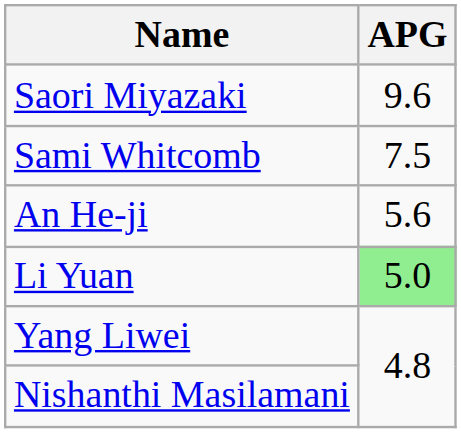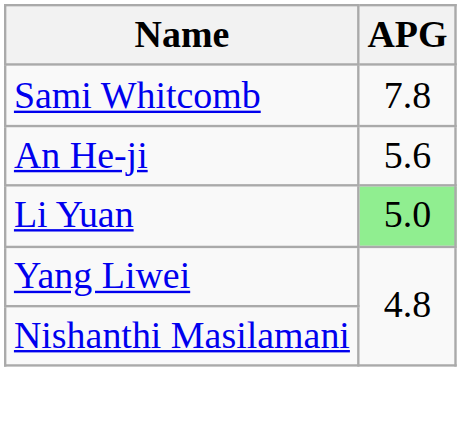- row: (130, 94)
(407, 154) 7.5 -> (407, 94) 7.8
